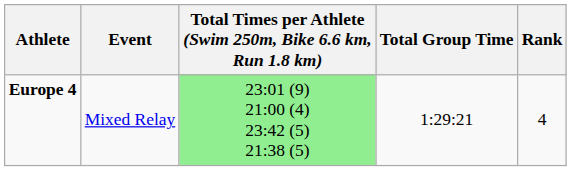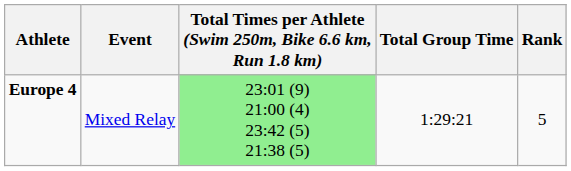(542, 119) 4 -> (542, 119) 5
